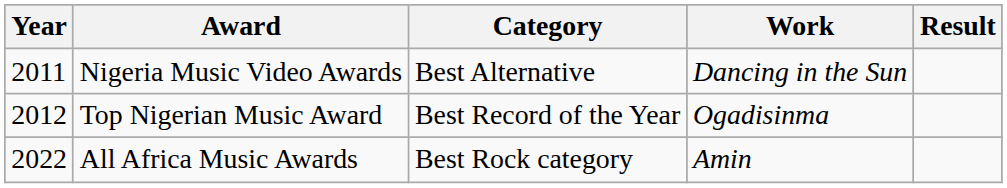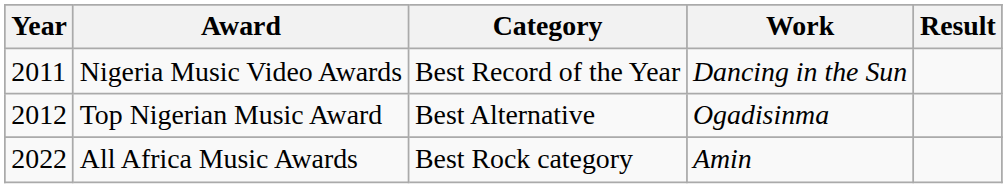(505, 70) Best Alternative -> (548, 70) Best Record of the Year
(548, 114) Best Record of the Year -> (505, 114) Best Alternative
